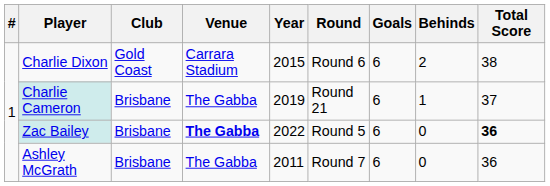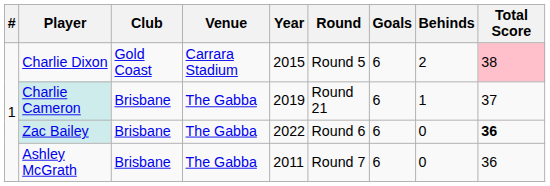(338, 62) Round 6 -> (338, 62) Round 5
(489, 62) no background -> (489, 62) pink background
(222, 131) bold -> (221, 131) normal
(338, 131) Round 5 -> (338, 131) Round 6
